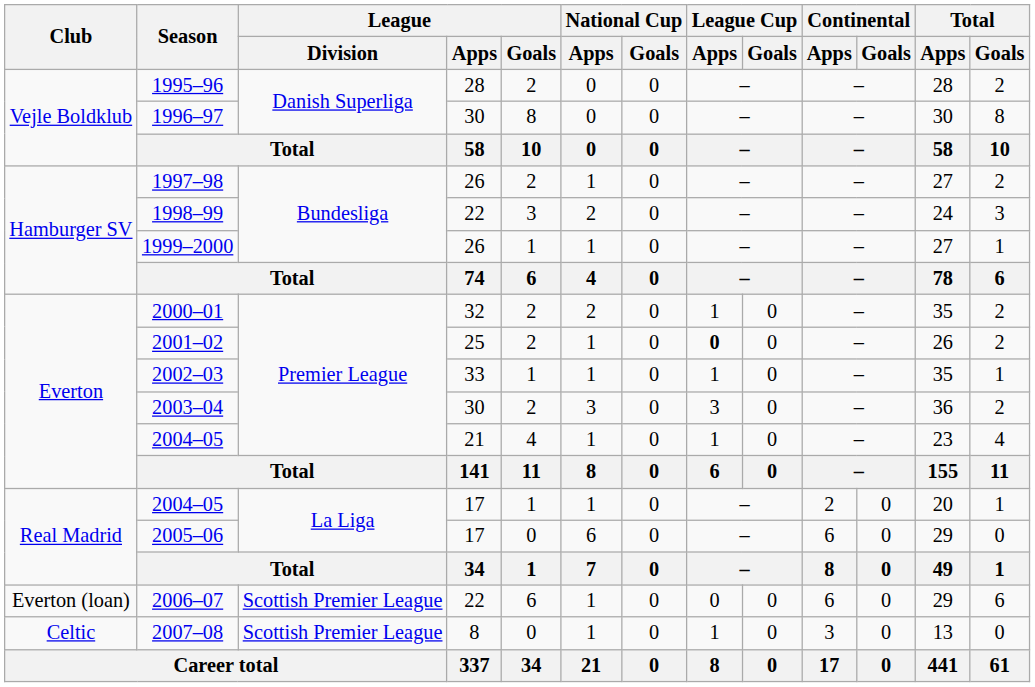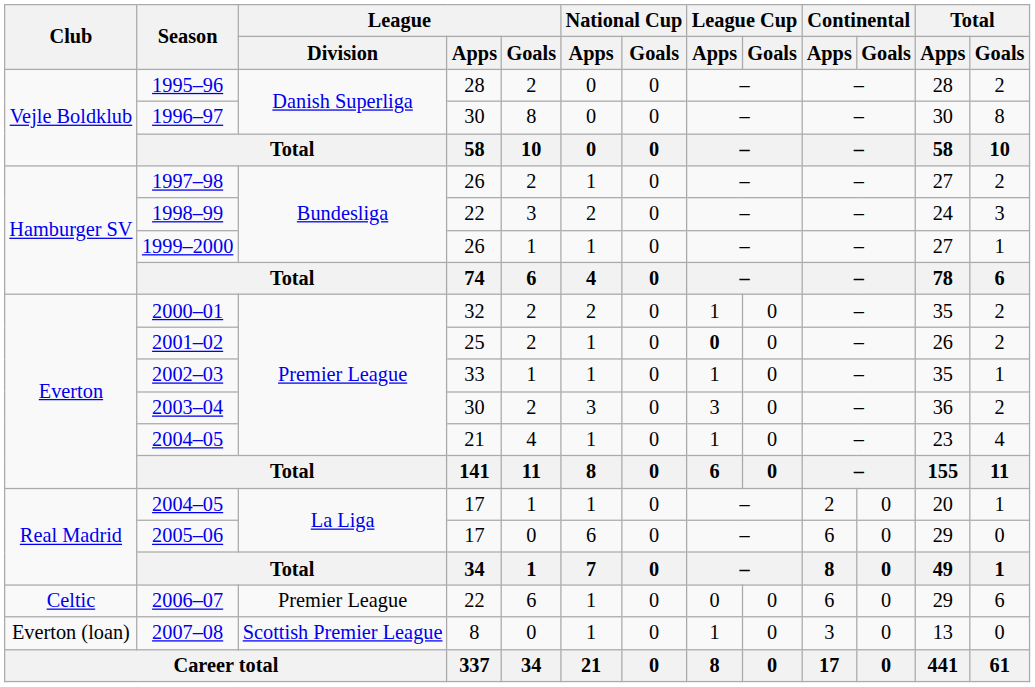(71, 600) Everton (loan) -> (71, 600) Celtic
(343, 600) Scottish Premier League -> (343, 600) Premier League
(71, 632) Celtic -> (71, 632) Everton (loan)
